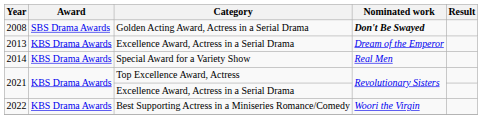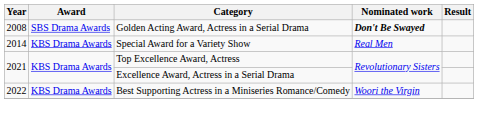- row: (17, 43)
